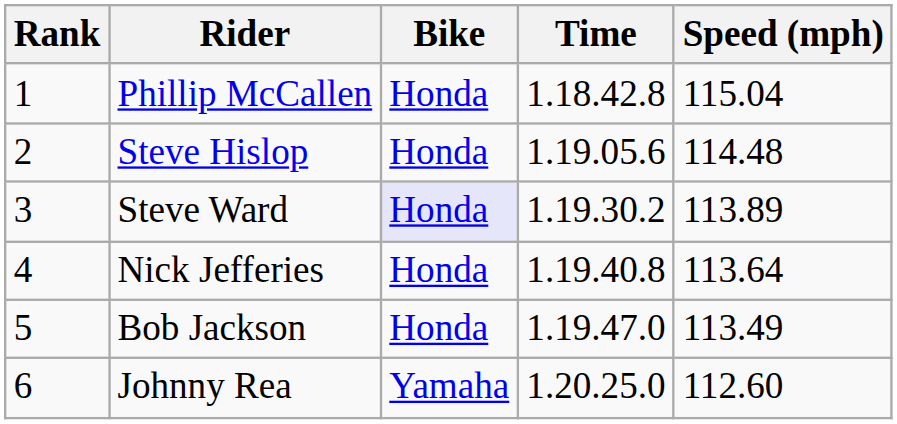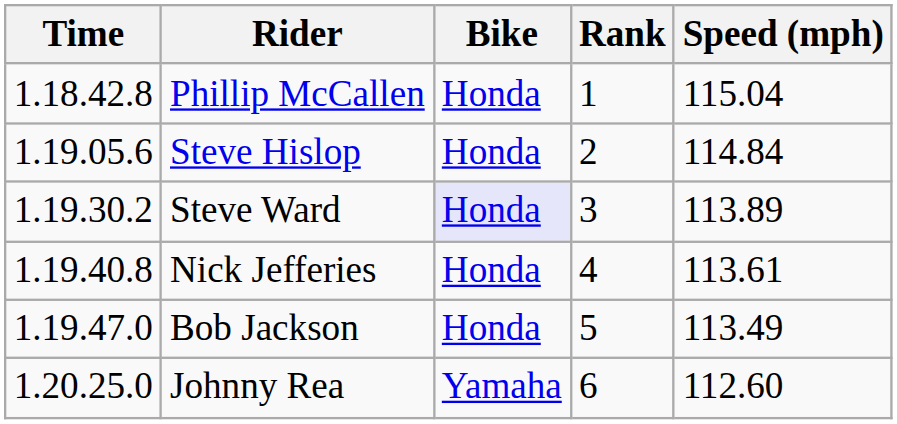columns swapped: (57, 33) <-> (596, 33)
(733, 151) 114.48 -> (733, 151) 114.84
(733, 269) 113.64 -> (733, 269) 113.61
